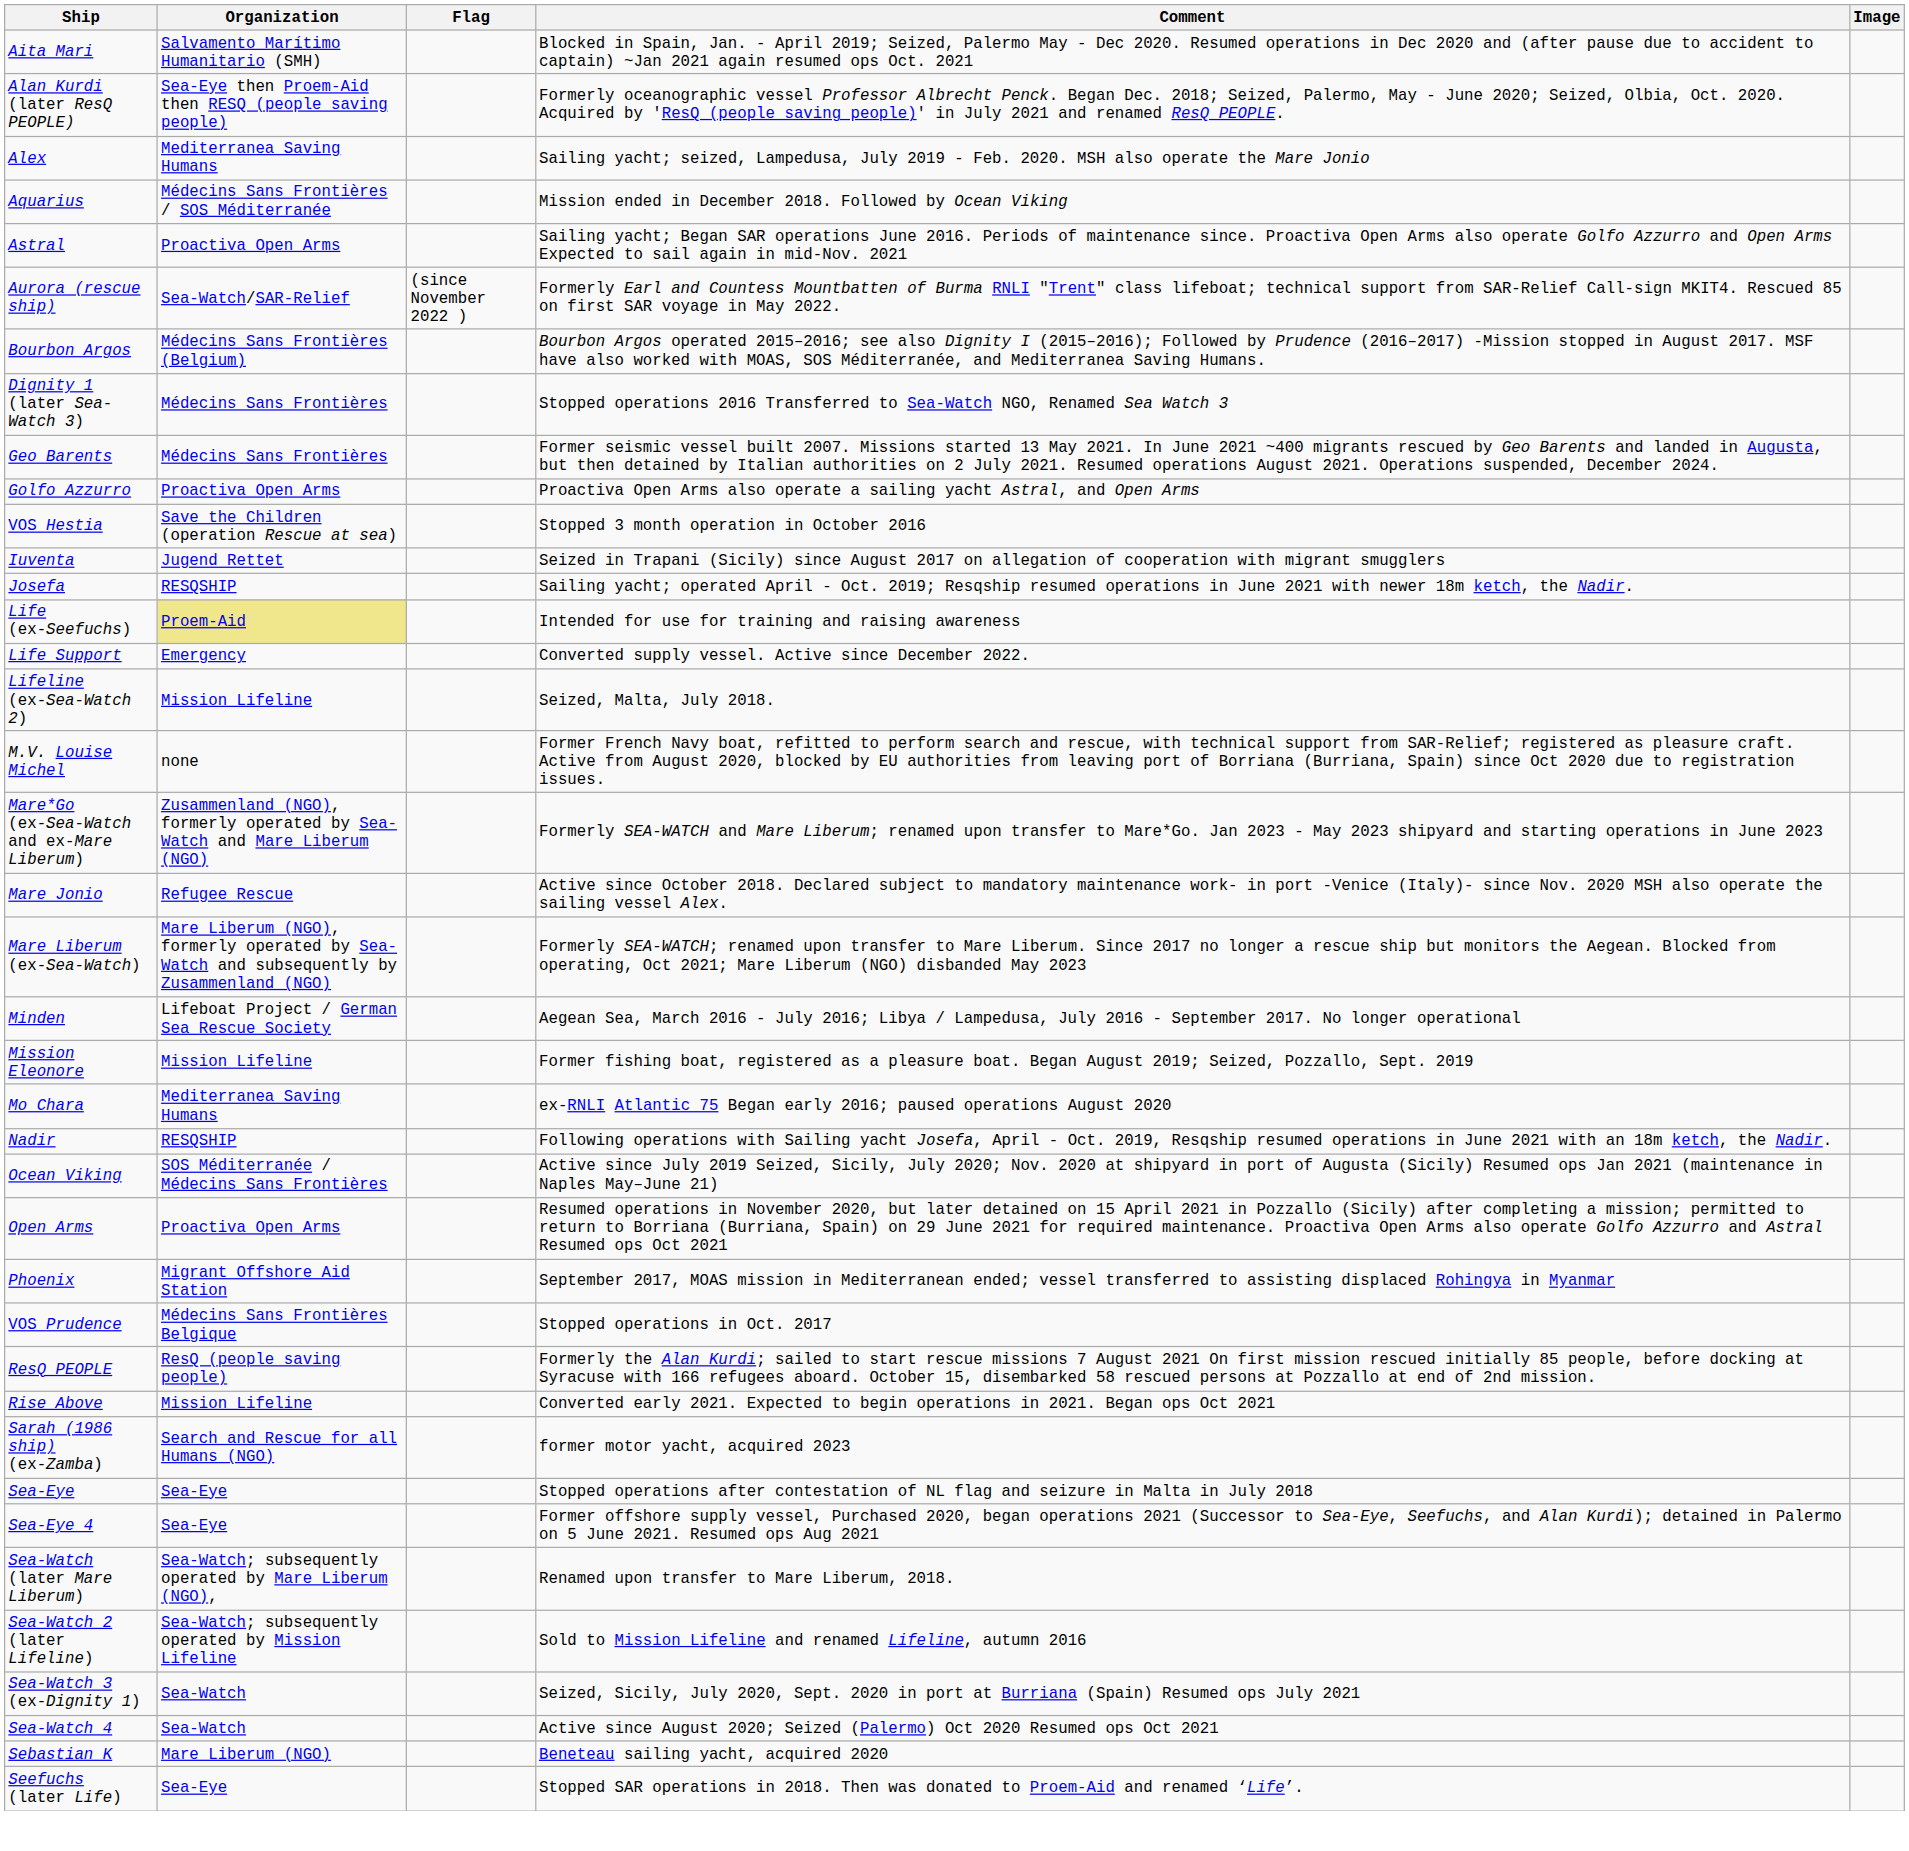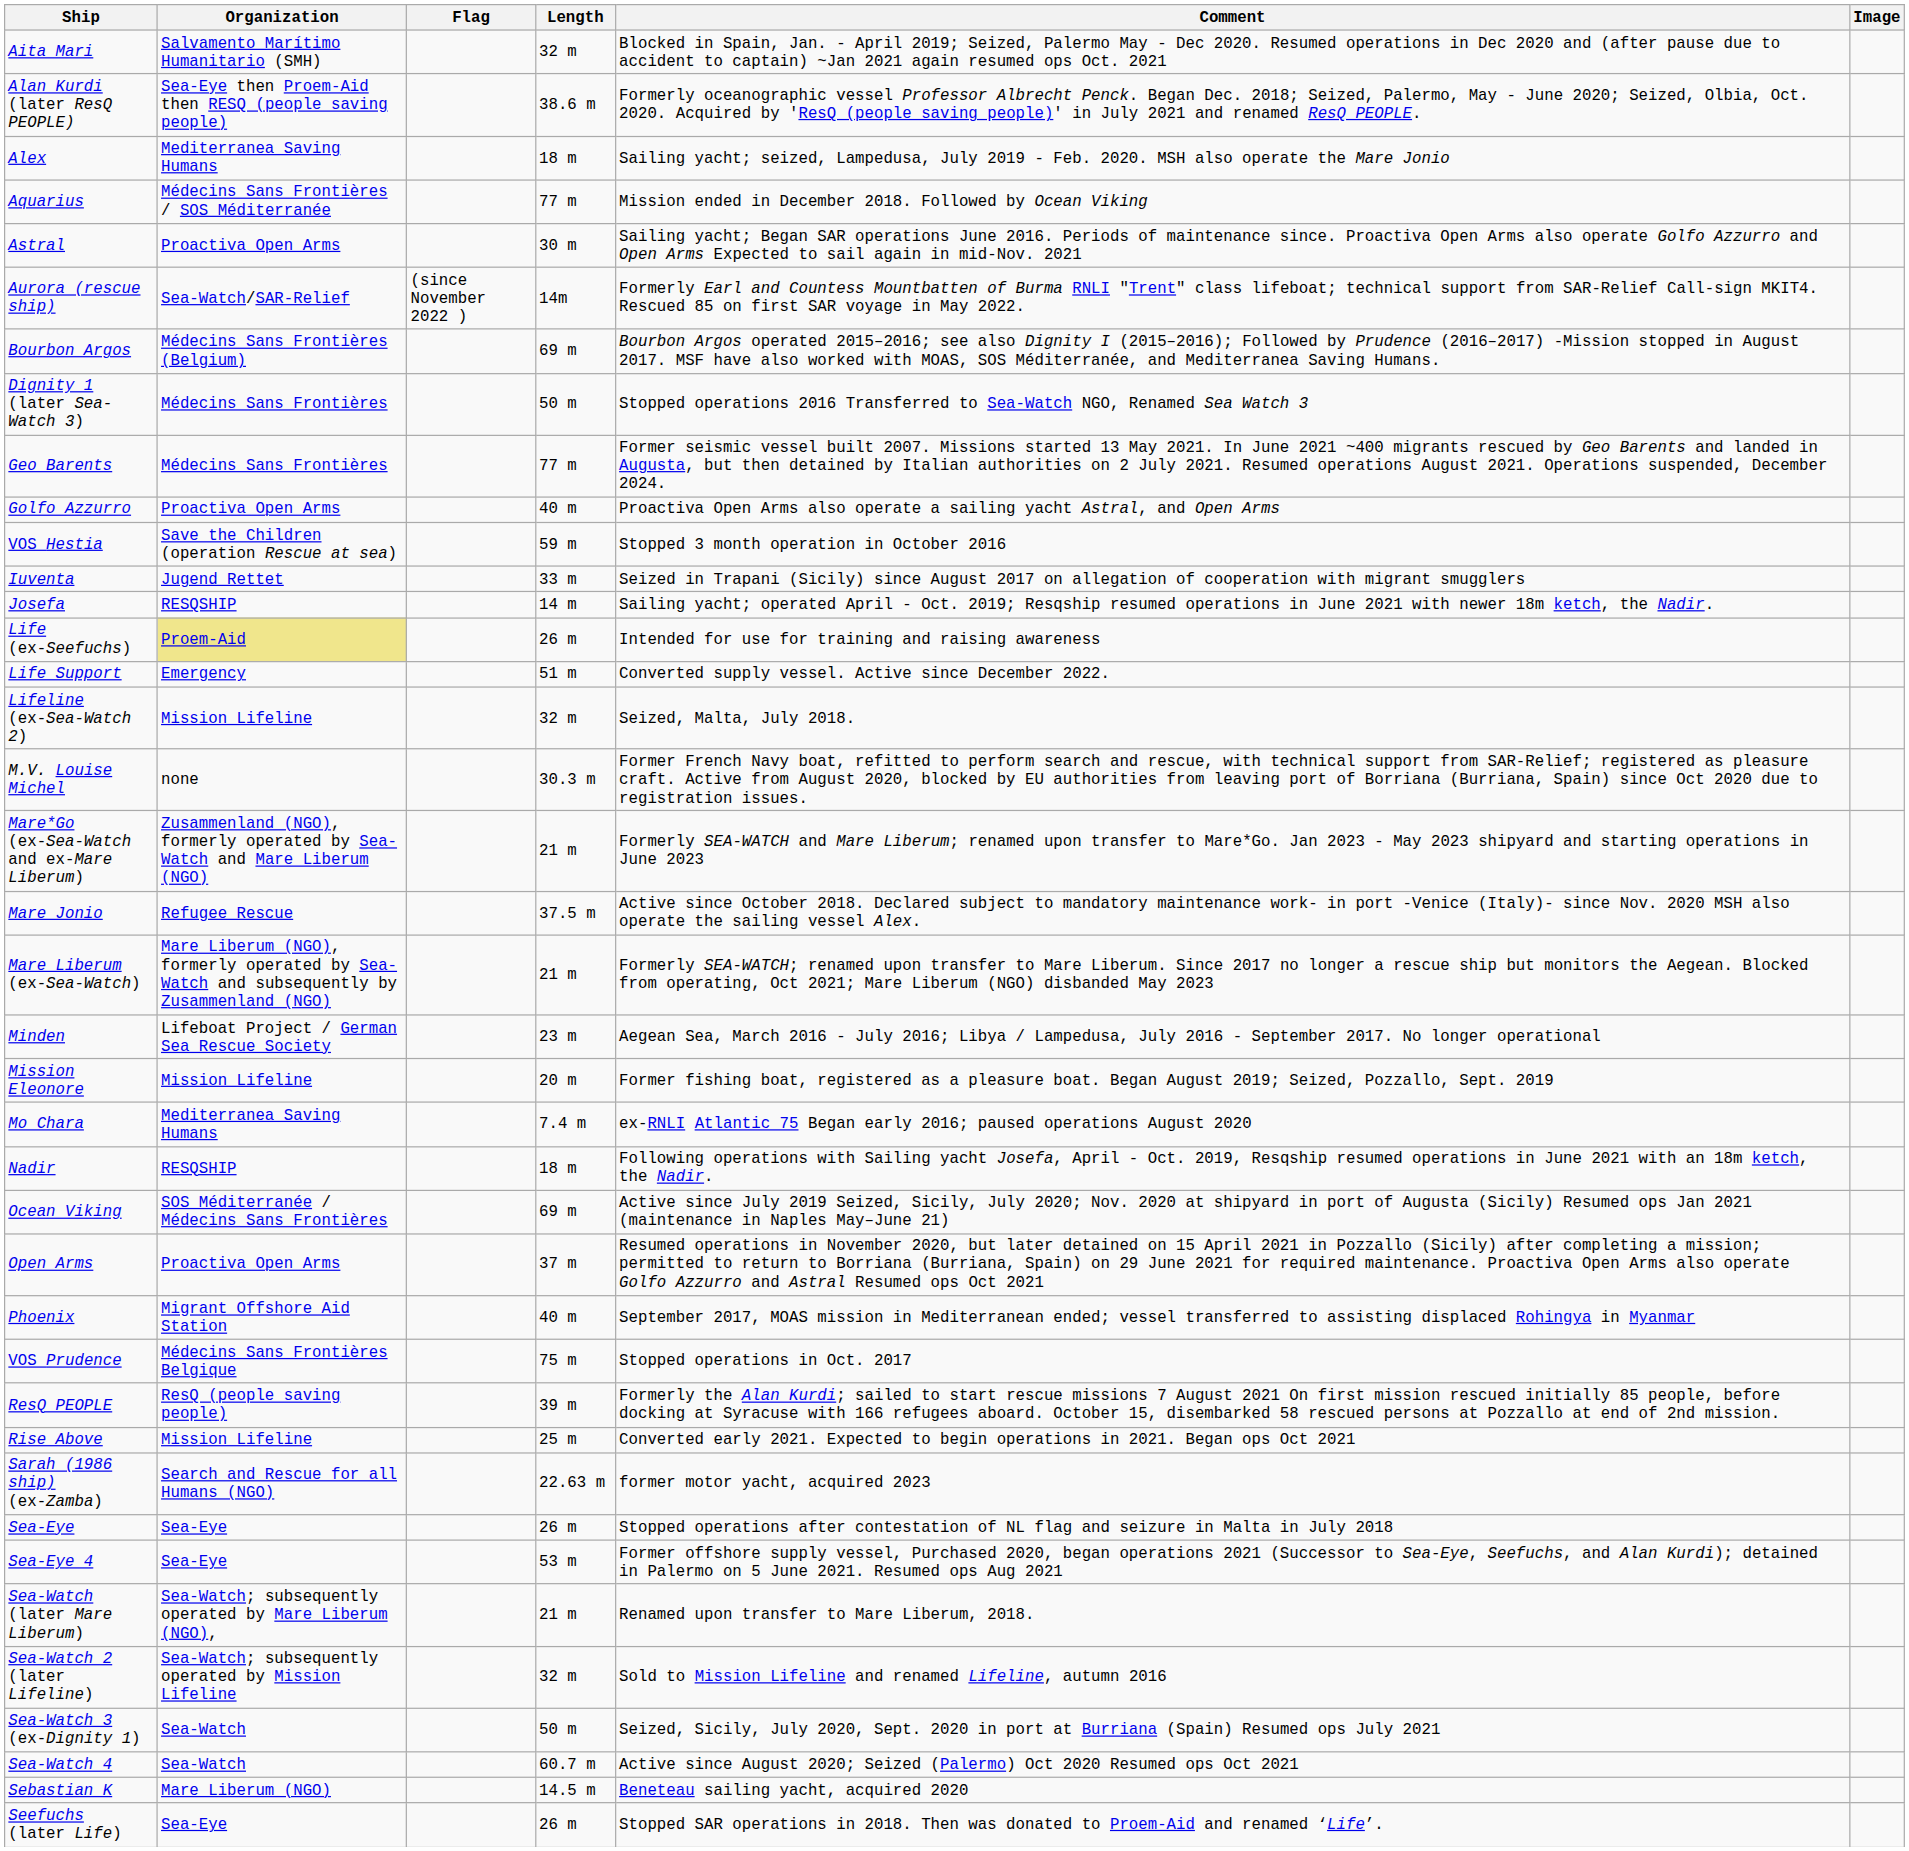+ column: (575, 17)
